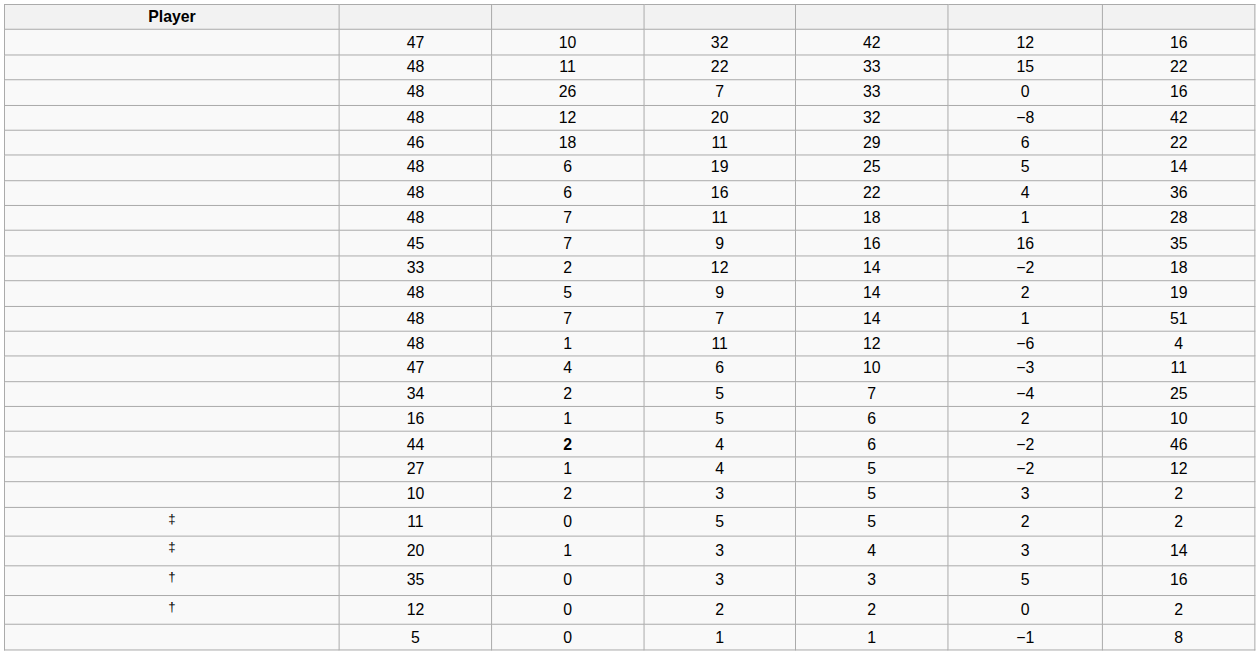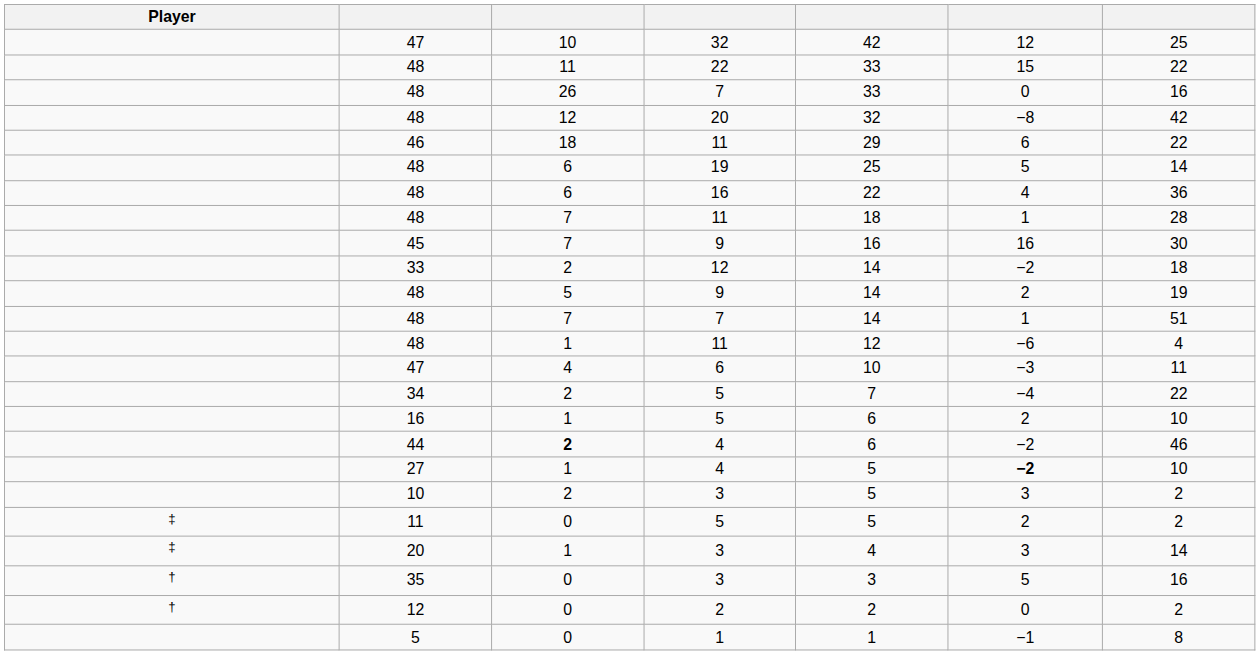(1179, 42) 16 -> (1179, 42) 25
(1179, 243) 35 -> (1179, 243) 30
(1179, 393) 25 -> (1179, 393) 22
(1025, 469) normal -> (1025, 469) bold
(1179, 469) 12 -> (1179, 469) 10
